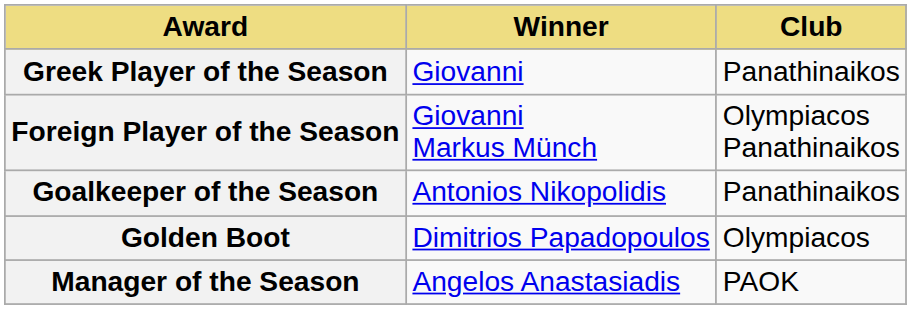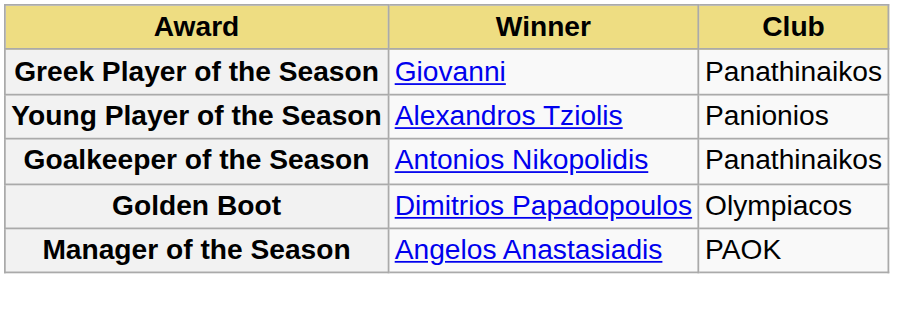- row: (205, 131)
+ row: (197, 116)
